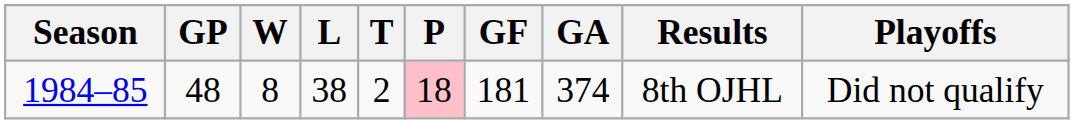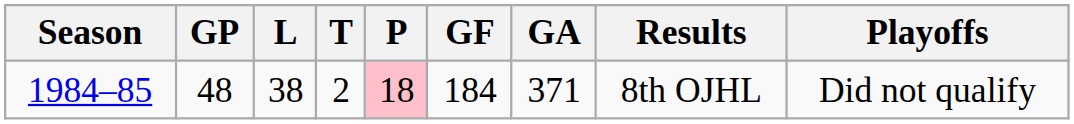- column: (270, 32)
(503, 88) 181 -> (470, 88) 184
(583, 88) 374 -> (554, 88) 371
